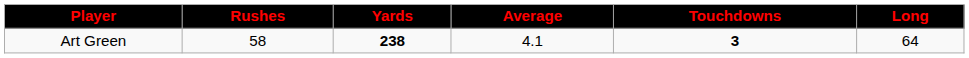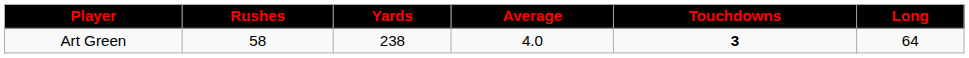(392, 40) bold -> (392, 40) normal
(532, 40) 4.1 -> (532, 40) 4.0
